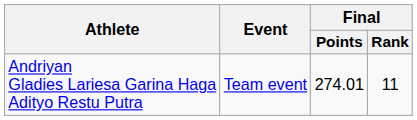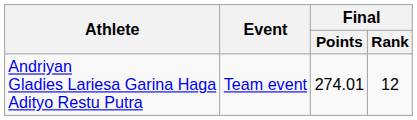(390, 85) 11 -> (390, 85) 12
